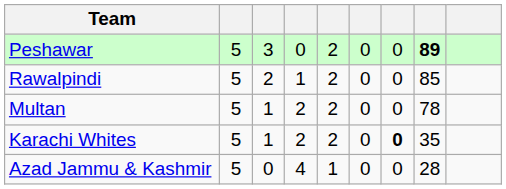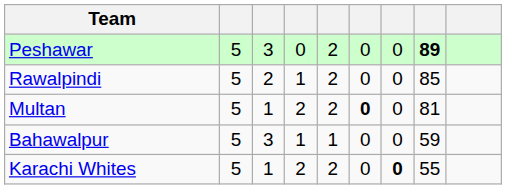(365, 109) normal -> (365, 109) bold
(430, 109) 78 -> (430, 109) 81
+ row: (59, 139)
(430, 139) 35 -> (430, 169) 55
- row: (110, 169)
